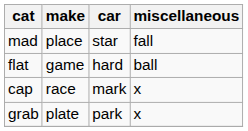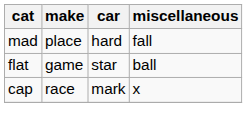(105, 41) star -> (107, 41) hard
(108, 65) hard -> (104, 65) star
- row: (23, 114)
